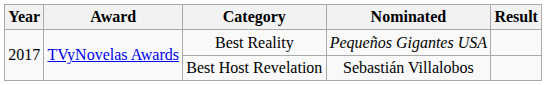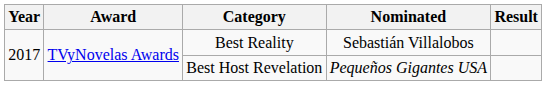(408, 42) Pequeños Gigantes USA -> (408, 42) Sebastián Villalobos
(408, 67) Sebastián Villalobos -> (408, 67) Pequeños Gigantes USA
